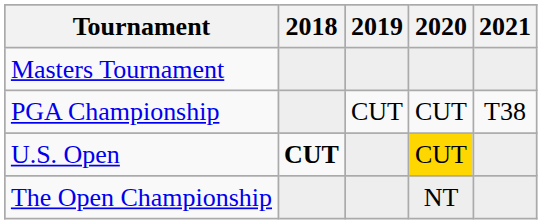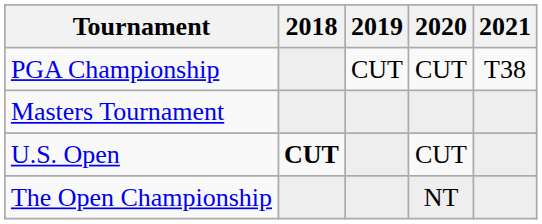rows swapped: (118, 68) <-> (115, 111)
(441, 154) gold background -> (441, 154) no background
